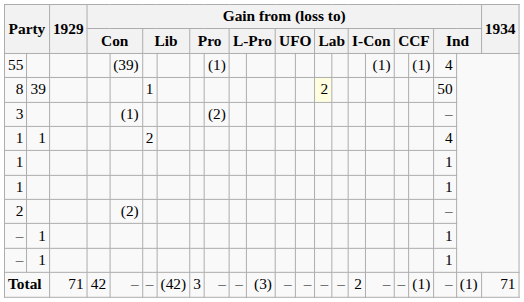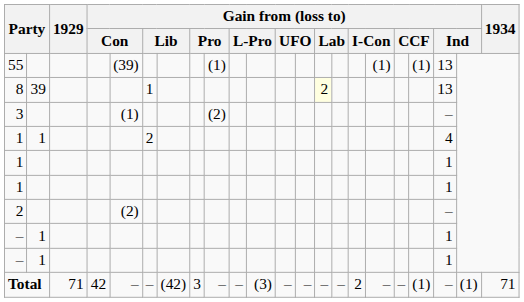(449, 65) 4 -> (445, 65) 13
(445, 89) 50 -> (445, 89) 13
